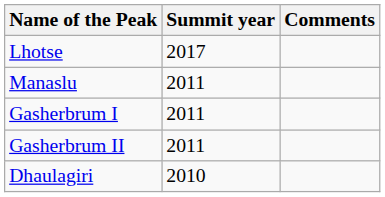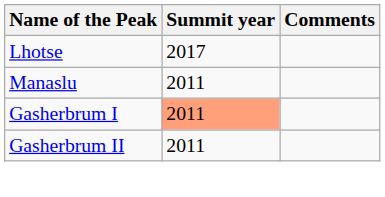(186, 113) no background -> (186, 113) lightsalmon background
- row: (51, 176)
